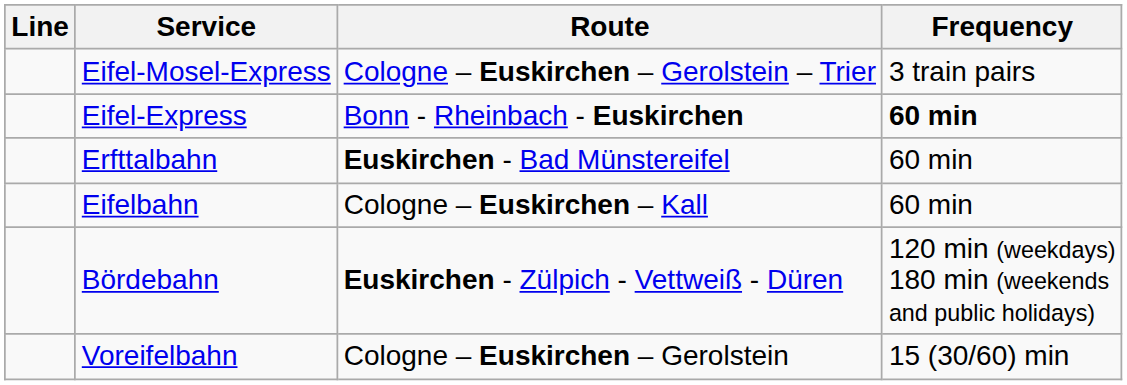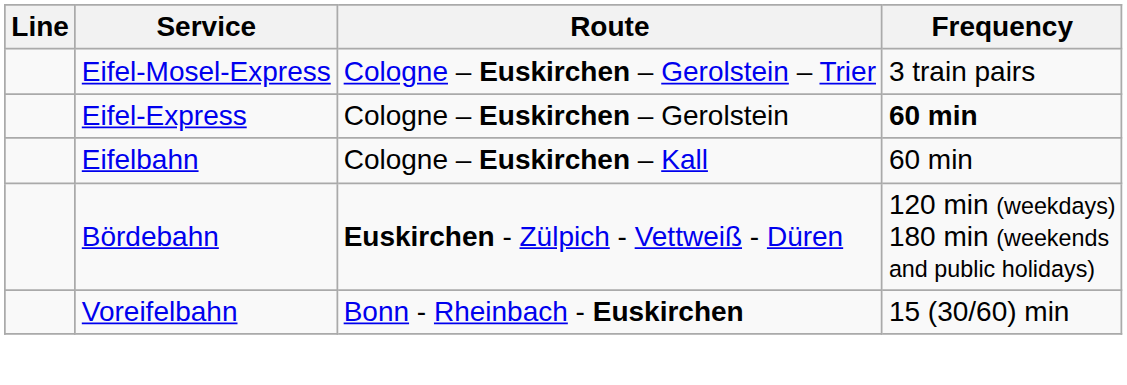(544, 115) Bonn - Rheinbach - Euskirchen -> (566, 115) Cologne – Euskirchen – Gerolstein
- row: (150, 159)
(566, 356) Cologne – Euskirchen – Gerolstein -> (544, 311) Bonn - Rheinbach - Euskirchen
